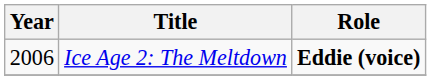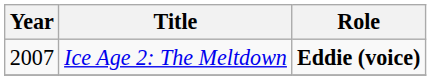(32, 57) 2006 -> (32, 57) 2007
